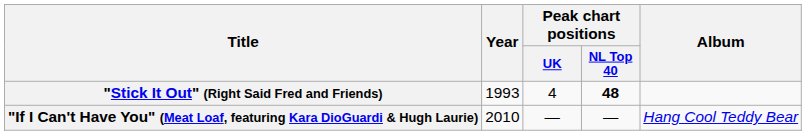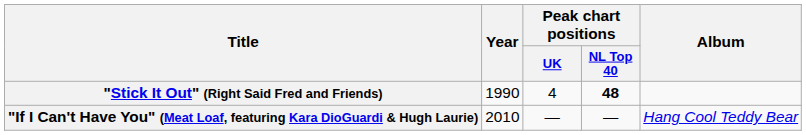(502, 93) 1993 -> (502, 93) 1990
